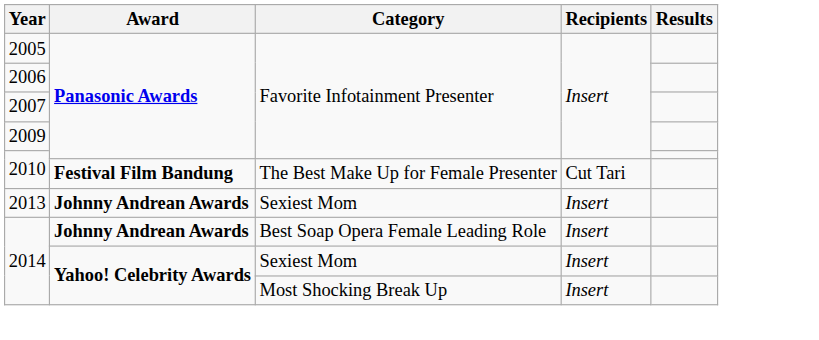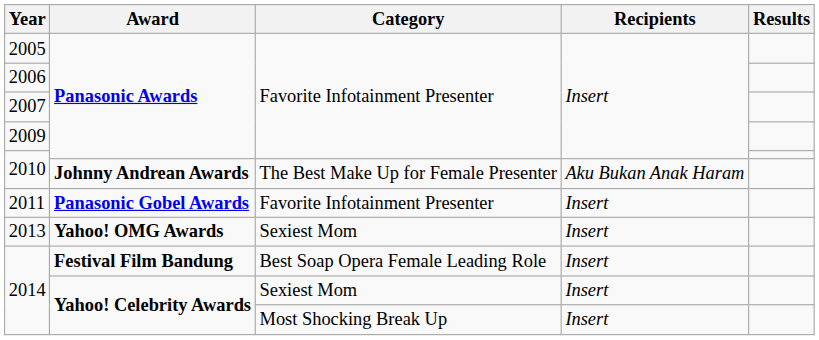(144, 173) Festival Film Bandung -> (151, 173) Johnny Andrean Awards
(595, 173) Cut Tari -> (655, 173) Aku Bukan Anak Haram
+ row: (27, 202)
(151, 202) Johnny Andrean Awards -> (139, 231) Yahoo! OMG Awards
(151, 231) Johnny Andrean Awards -> (144, 261) Festival Film Bandung
